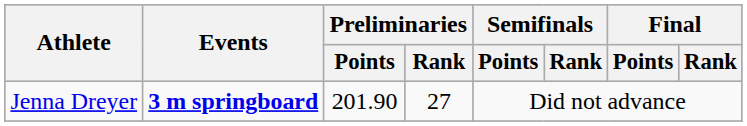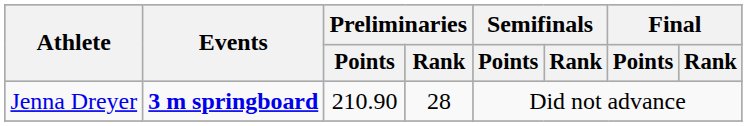(365, 101) 201.90 -> (365, 101) 210.90
(439, 101) 27 -> (439, 101) 28
